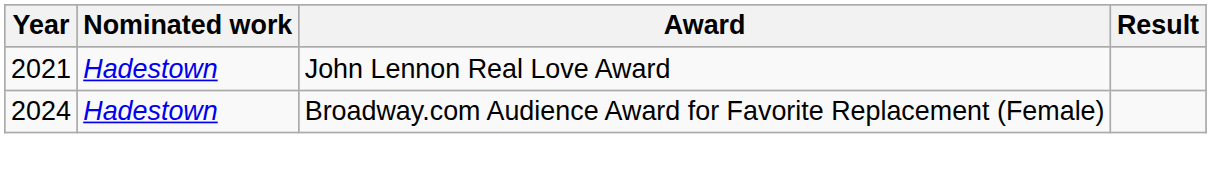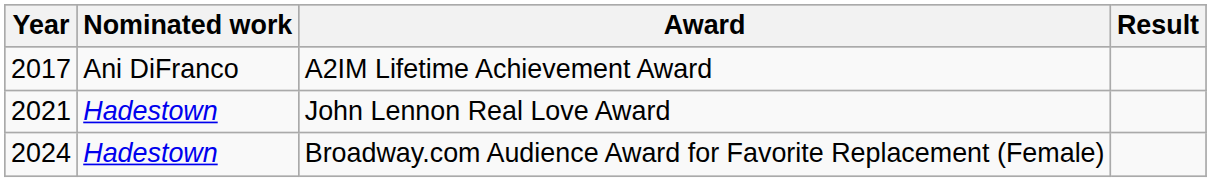+ row: (508, 68)
